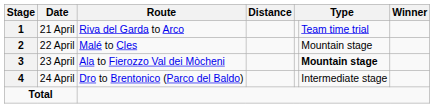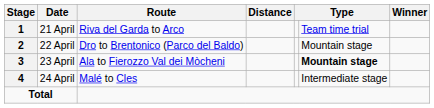(108, 45) Malé to Cles -> (161, 45) Dro to Brentonico (Parco del Baldo)
(161, 78) Dro to Brentonico (Parco del Baldo) -> (108, 78) Malé to Cles
